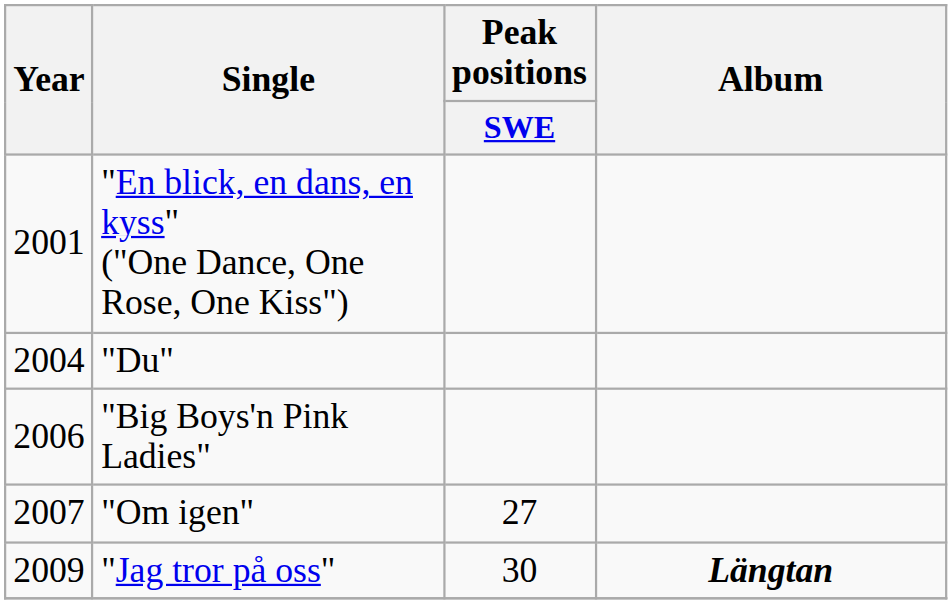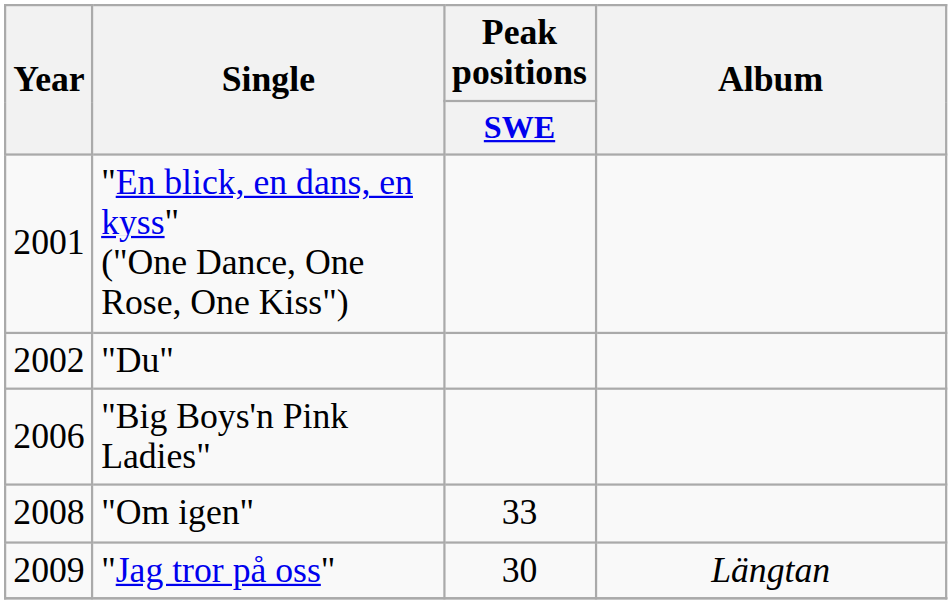(49, 359) 2004 -> (49, 359) 2002
(49, 512) 2007 -> (49, 512) 2008
(520, 512) 27 -> (520, 512) 33
(771, 569) bold -> (771, 569) normal
